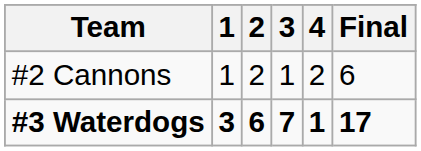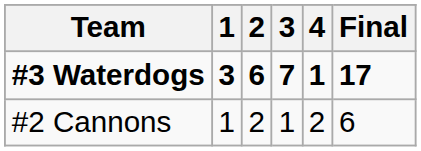rows swapped: (92, 74) <-> (108, 121)
